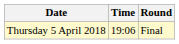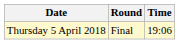columns swapped: (123, 13) <-> (156, 13)
